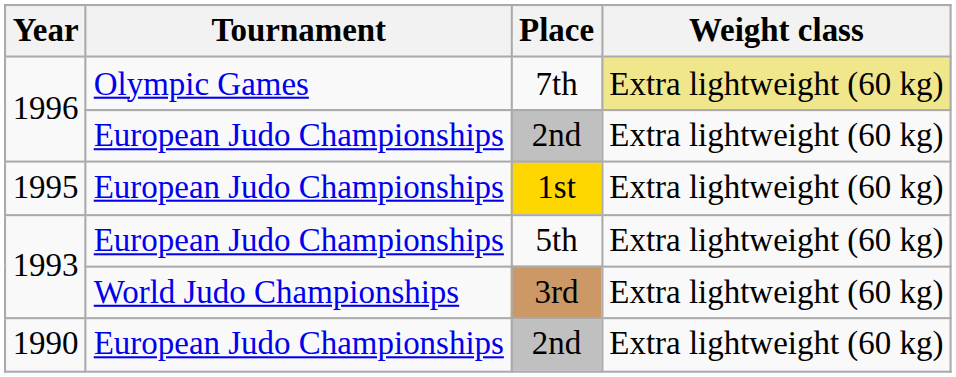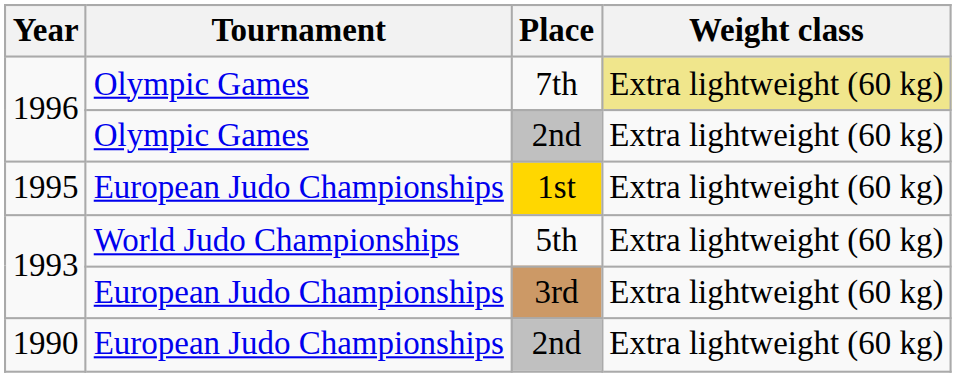(299, 135) European Judo Championships -> (201, 135) Olympic Games
(299, 239) European Judo Championships -> (276, 239) World Judo Championships
(276, 291) World Judo Championships -> (299, 291) European Judo Championships
